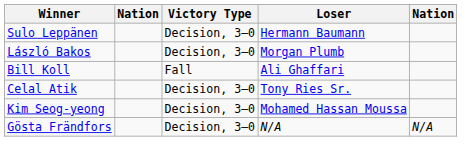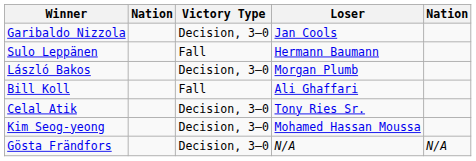+ row: (66, 33)
(210, 33) Decision, 3–0 -> (192, 52) Fall
